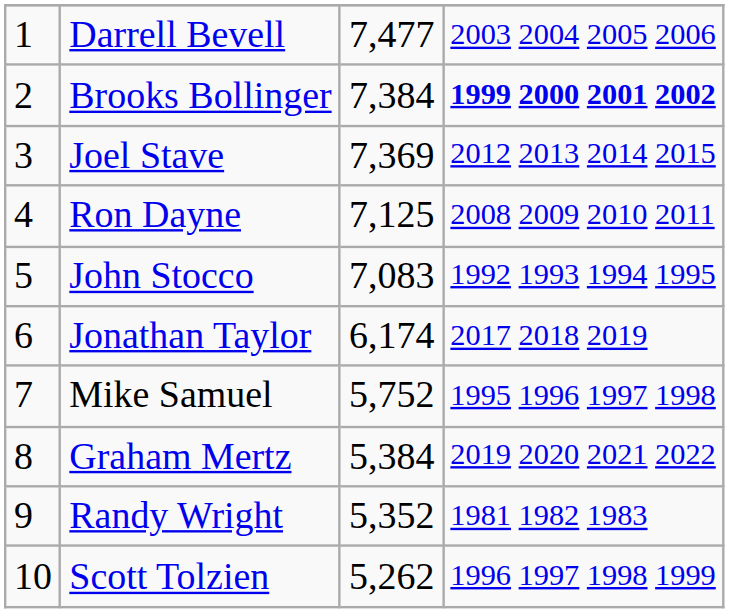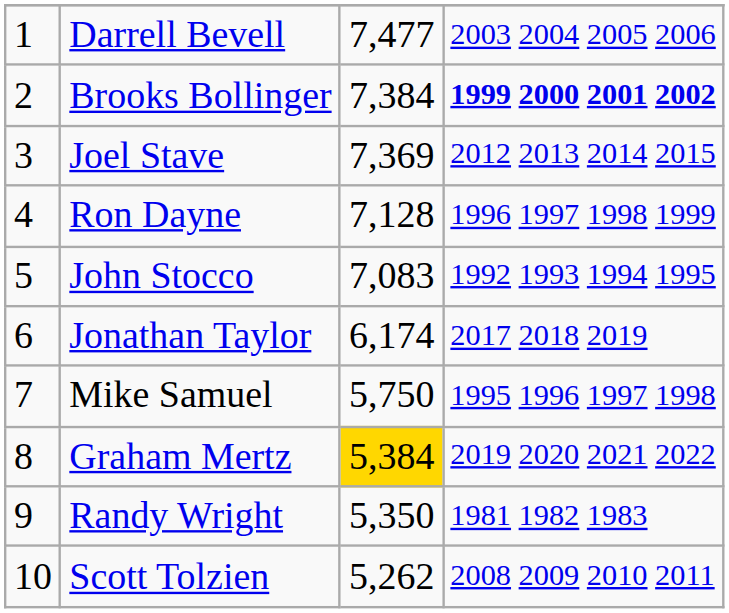(392, 214) 7,125 -> (392, 214) 7,128
(583, 214) 2008 2009 2010 2011 -> (583, 214) 1996 1997 1998 1999
(392, 395) 5,752 -> (392, 395) 5,750
(392, 455) no background -> (392, 455) gold background
(392, 515) 5,352 -> (392, 515) 5,350
(583, 575) 1996 1997 1998 1999 -> (583, 575) 2008 2009 2010 2011
